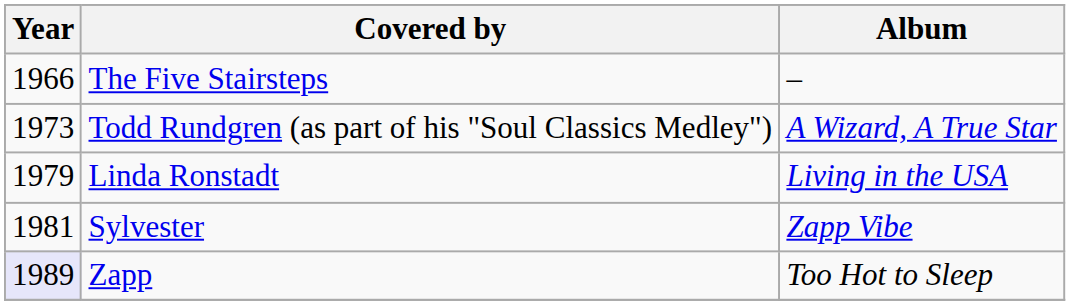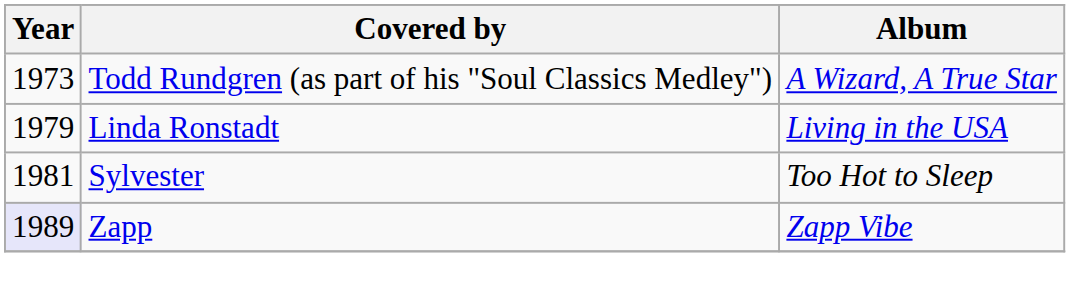- row: (208, 78)
(849, 226) Zapp Vibe -> (890, 176) Too Hot to Sleep
(890, 275) Too Hot to Sleep -> (849, 226) Zapp Vibe
